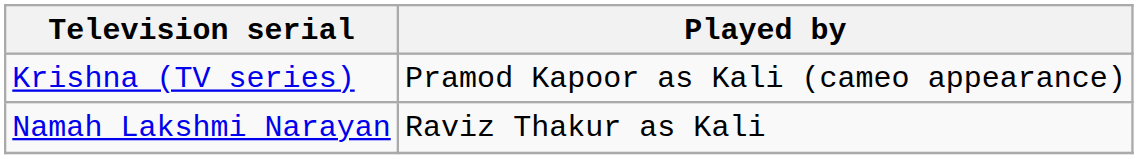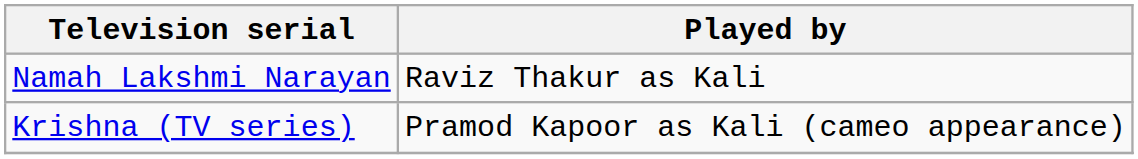rows swapped: (184, 79) <-> (202, 128)
